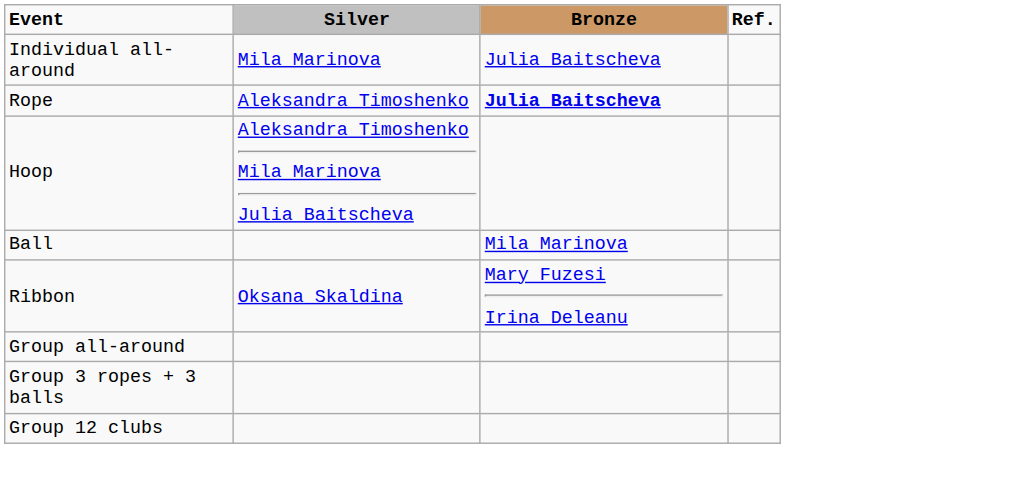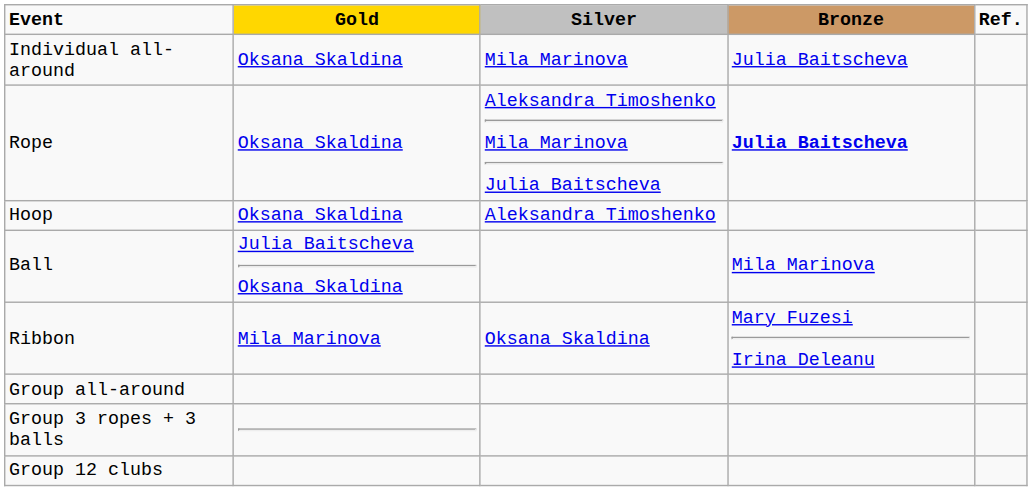+ column: (357, 20)
(353, 101) Aleksandra Timoshenko -> (604, 143) Aleksandra Timoshenko Mila Marinova Julia Baitscheva
(357, 173) Aleksandra Timoshenko Mila Marinova Julia Baitscheva -> (600, 215) Aleksandra Timoshenko
